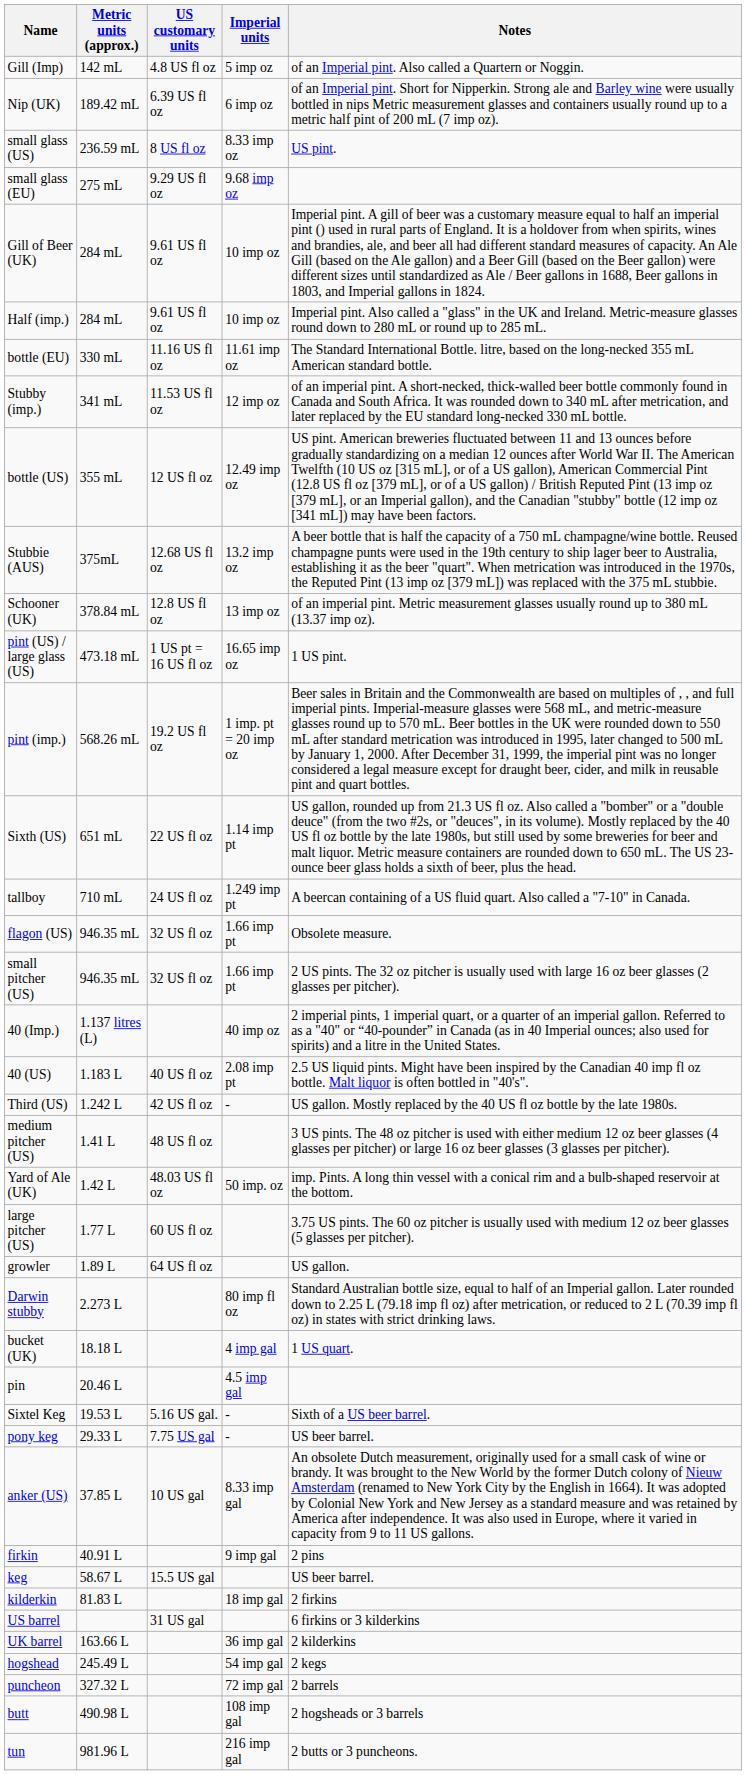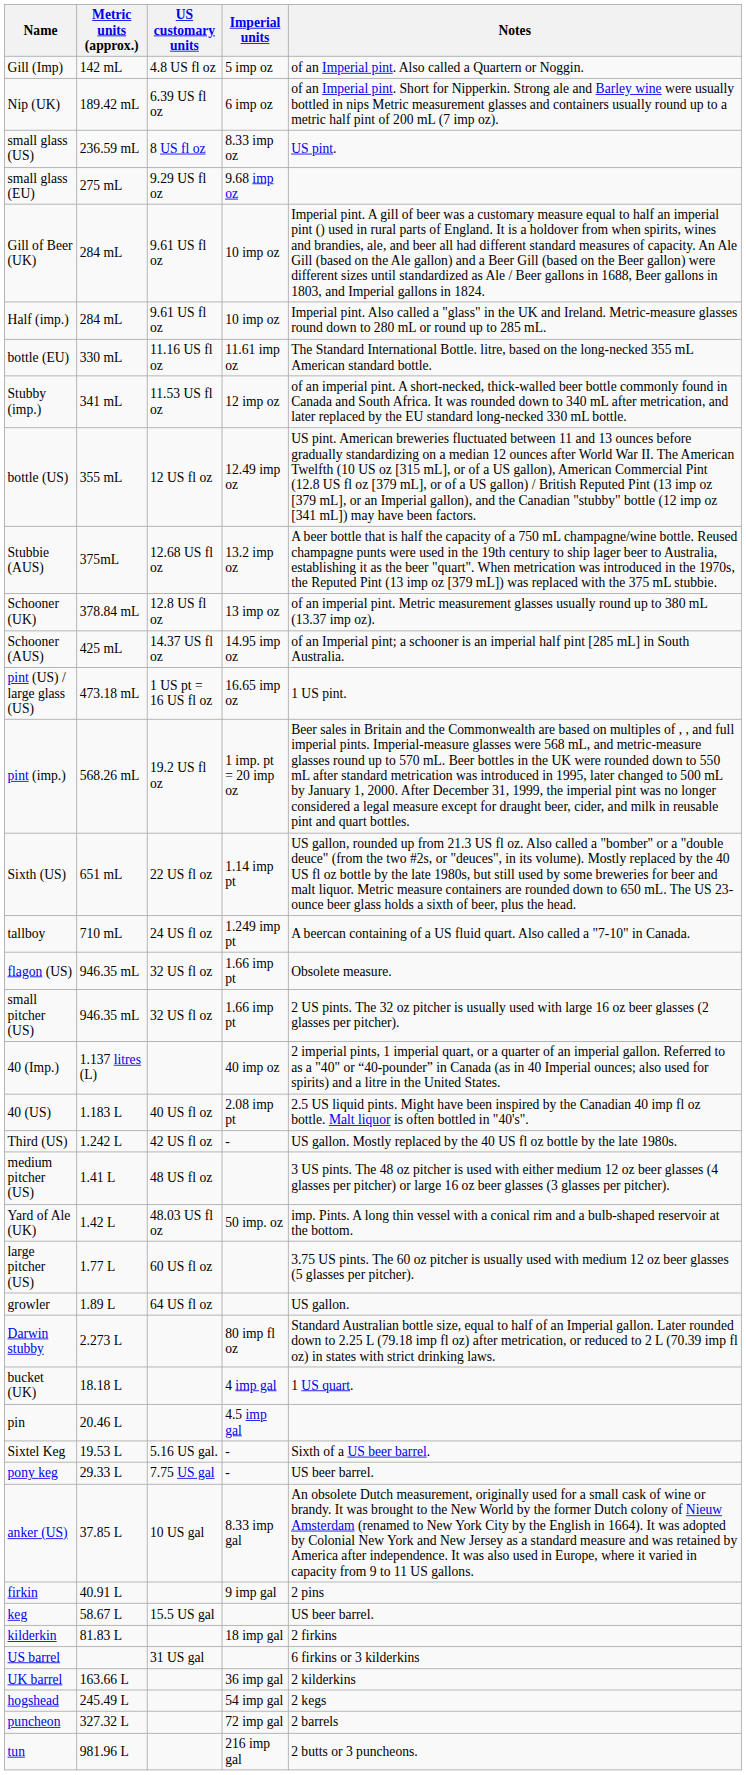+ row: (33, 648)
- row: (18, 1714)
